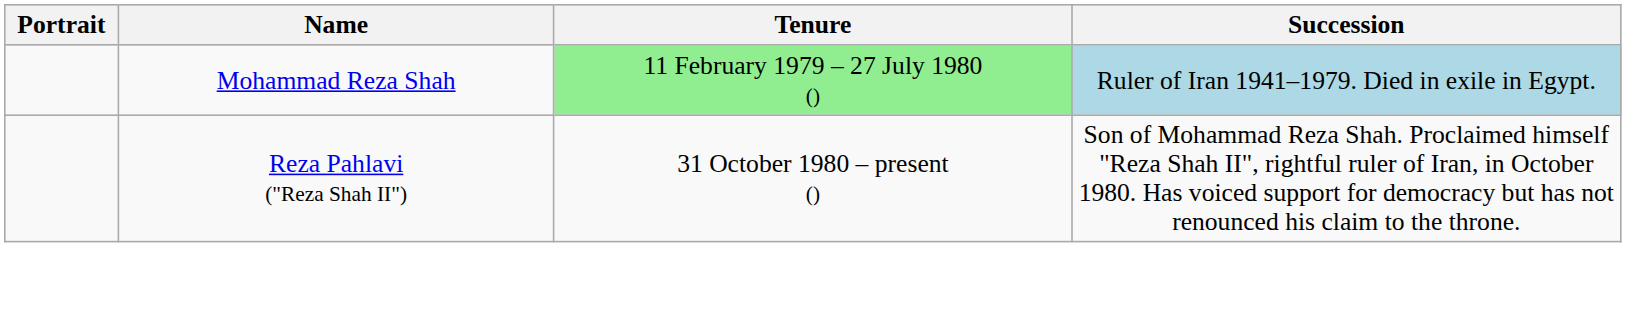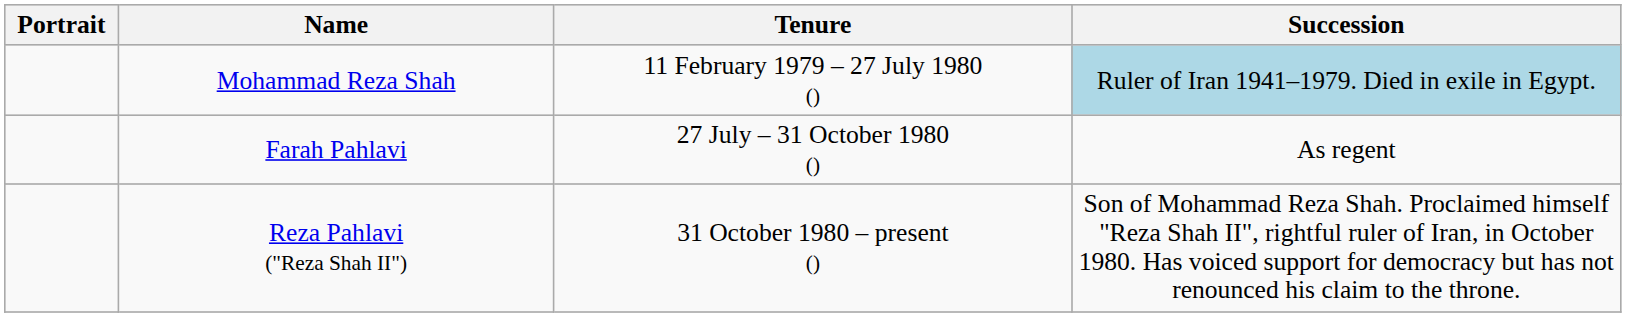(813, 79) lightgreen background -> (813, 79) no background
+ row: (336, 149)
